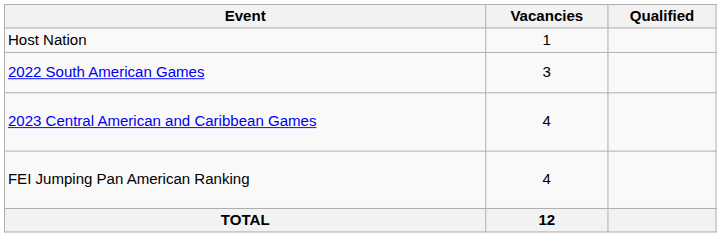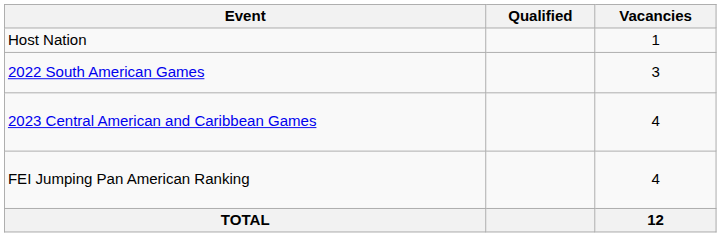columns swapped: (547, 16) <-> (662, 16)
